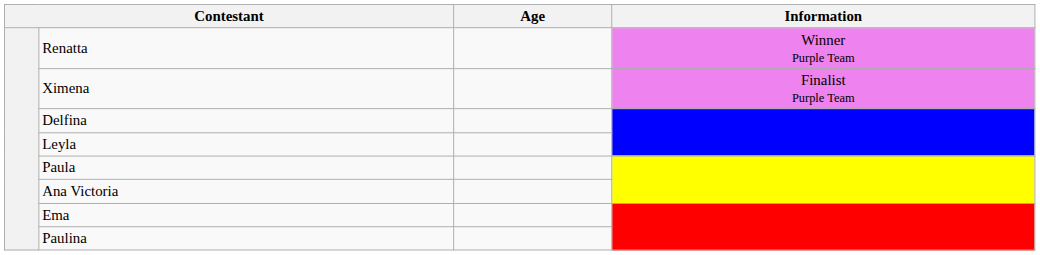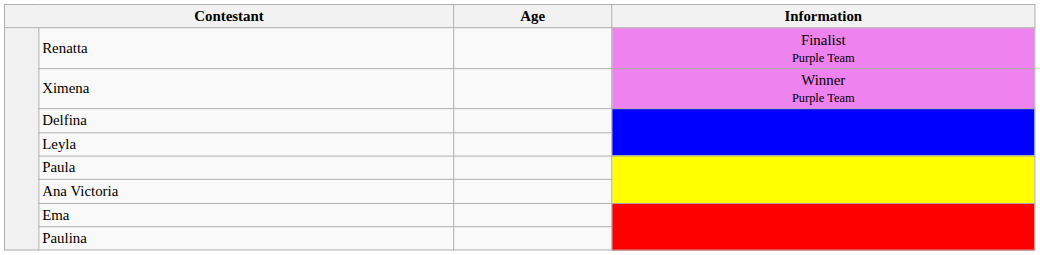(823, 48) Winner Purple Team -> (823, 48) Finalist Purple Team
(823, 88) Finalist Purple Team -> (823, 88) Winner Purple Team
